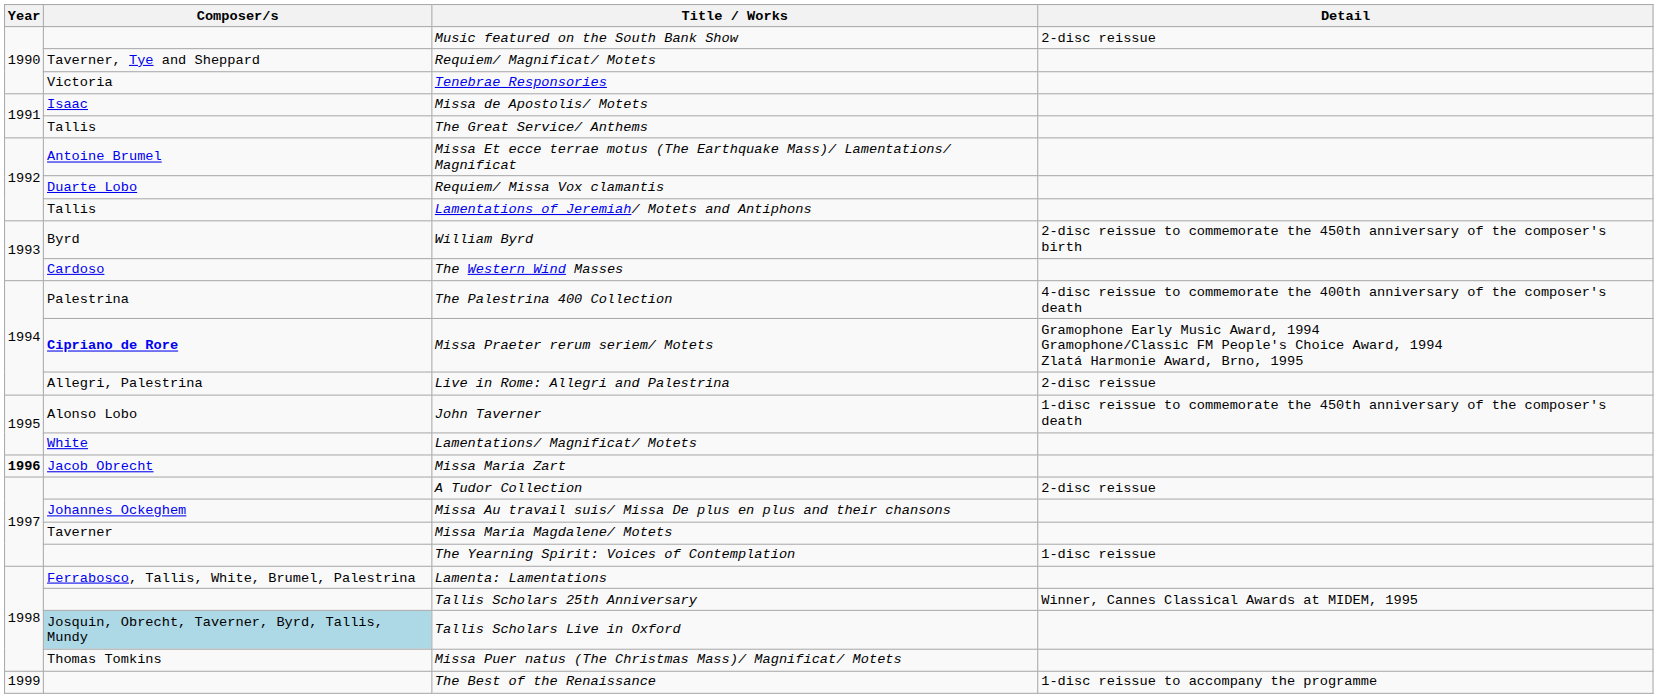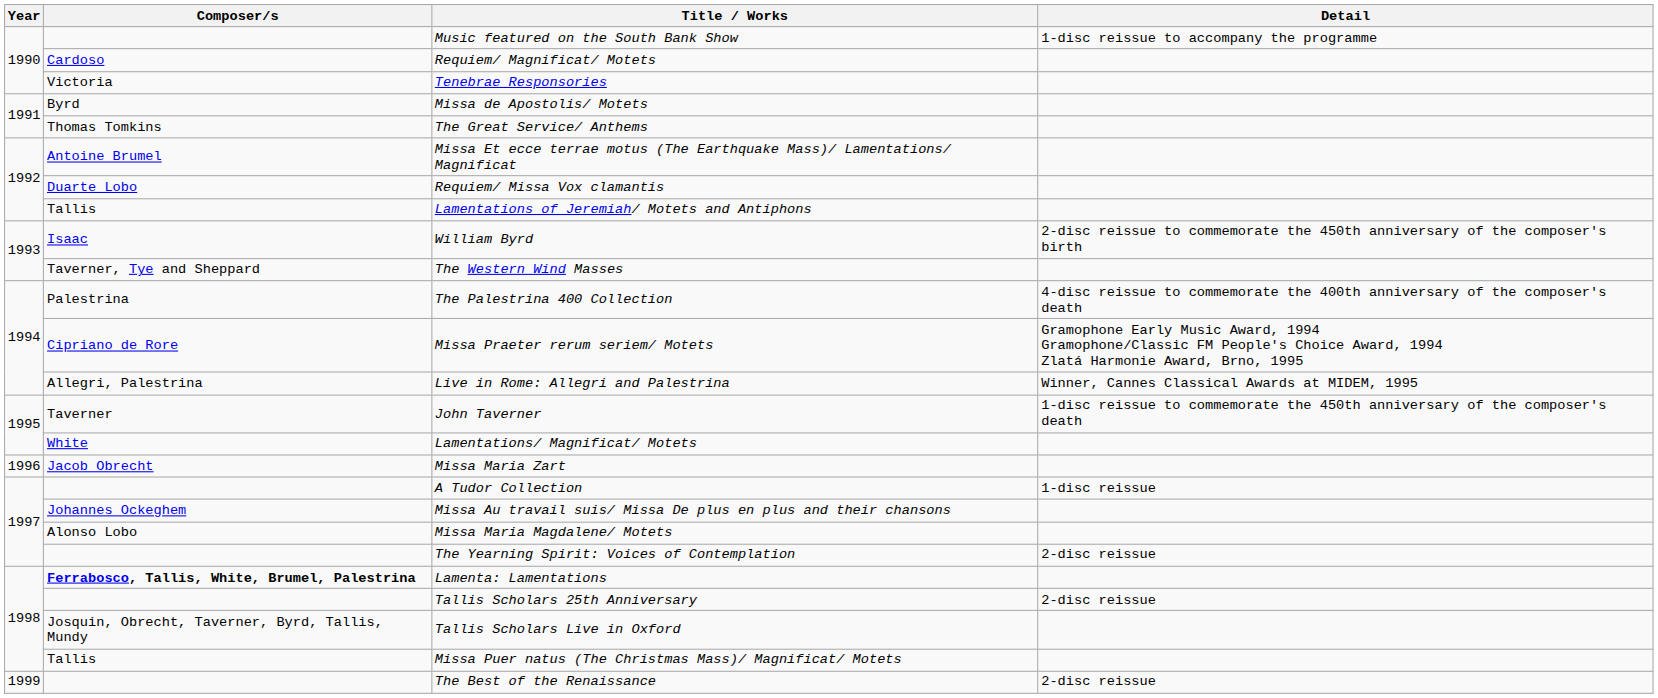(1099, 38) 2-disc reissue -> (1209, 38) 1-disc reissue to accompany the programme
(154, 60) Taverner, Tye and Sheppard -> (76, 60) Cardoso
(68, 105) Isaac -> (63, 105) Byrd
(72, 127) Tallis -> (104, 127) Thomas Tomkins
(63, 239) Byrd -> (68, 239) Isaac
(76, 270) Cardoso -> (154, 270) Taverner, Tye and Sheppard
(113, 346) bold -> (113, 346) normal
(1099, 384) 2-disc reissue -> (1230, 384) Winner, Cannes Classical Awards at MIDEM, 1995
(92, 414) Alonso Lobo -> (80, 414) Taverner
(24, 466) bold -> (24, 466) normal
(1099, 488) 2-disc reissue -> (1099, 488) 1-disc reissue
(80, 533) Taverner -> (92, 533) Alonso Lobo
(1099, 555) 1-disc reissue -> (1099, 555) 2-disc reissue
(231, 577) normal -> (231, 577) bold
(1230, 600) Winner, Cannes Classical Awards at MIDEM, 1995 -> (1099, 600) 2-disc reissue
(215, 630) lightblue background -> (215, 630) no background
(104, 660) Thomas Tomkins -> (72, 660) Tallis
(1209, 682) 1-disc reissue to accompany the programme -> (1099, 682) 2-disc reissue
